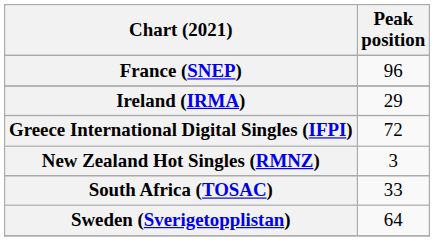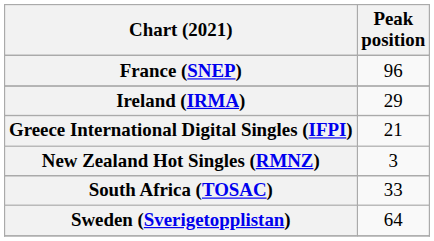(393, 130) 72 -> (393, 130) 21
